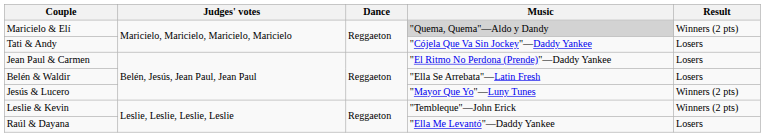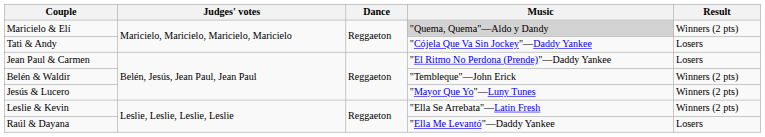(475, 76) "Ella Se Arrebata"—Latin Fresh -> (463, 76) "Tembleque"—John Erick
(689, 76) Losers -> (707, 76) Winners (2 pts)
(463, 108) "Tembleque"—John Erick -> (475, 108) "Ella Se Arrebata"—Latin Fresh
